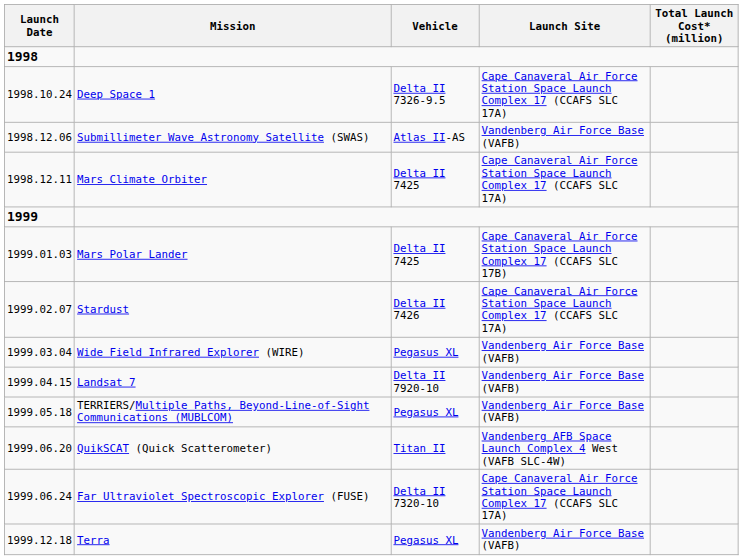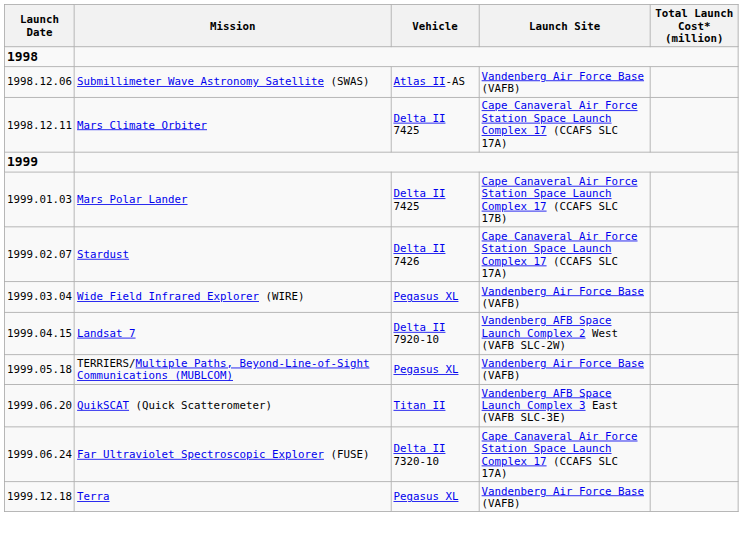- row: (39, 94)
(563, 382) Vandenberg Air Force Base (VAFB) -> (550, 333) Vandenberg AFB Space Launch Complex 2 West (VAFB SLC-2W)
(550, 448) Vandenberg AFB Space Launch Complex 4 West (VAFB SLC-4W) -> (550, 406) Vandenberg AFB Space Launch Complex 3 East (VAFB SLC-3E)
